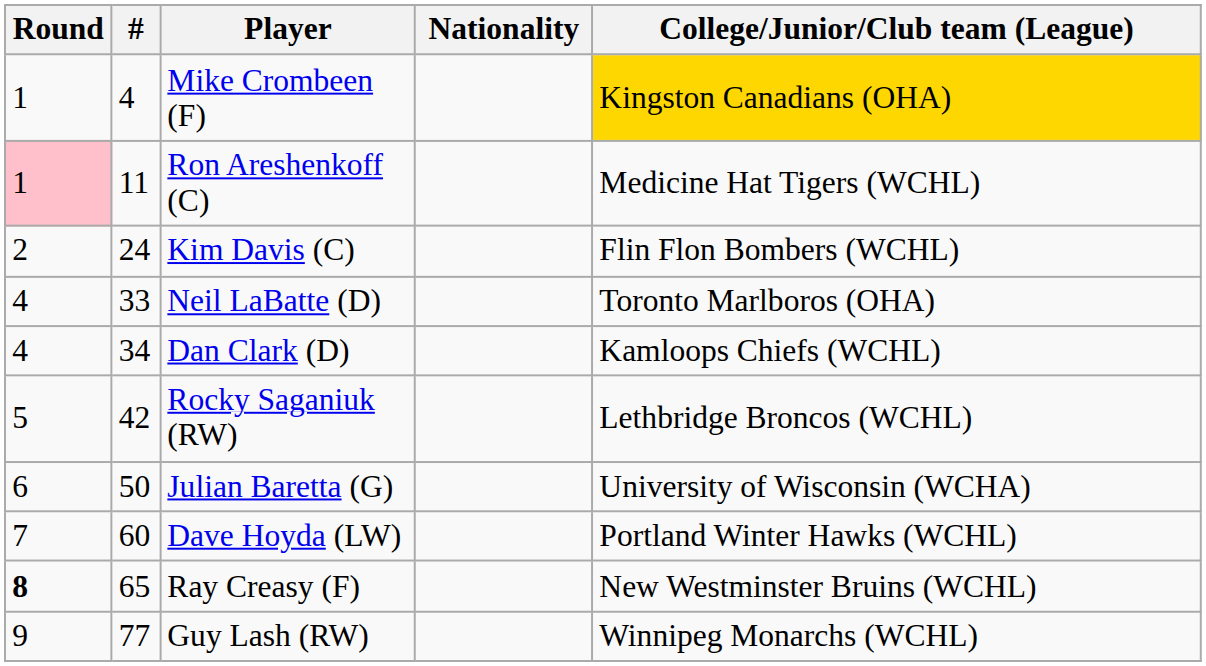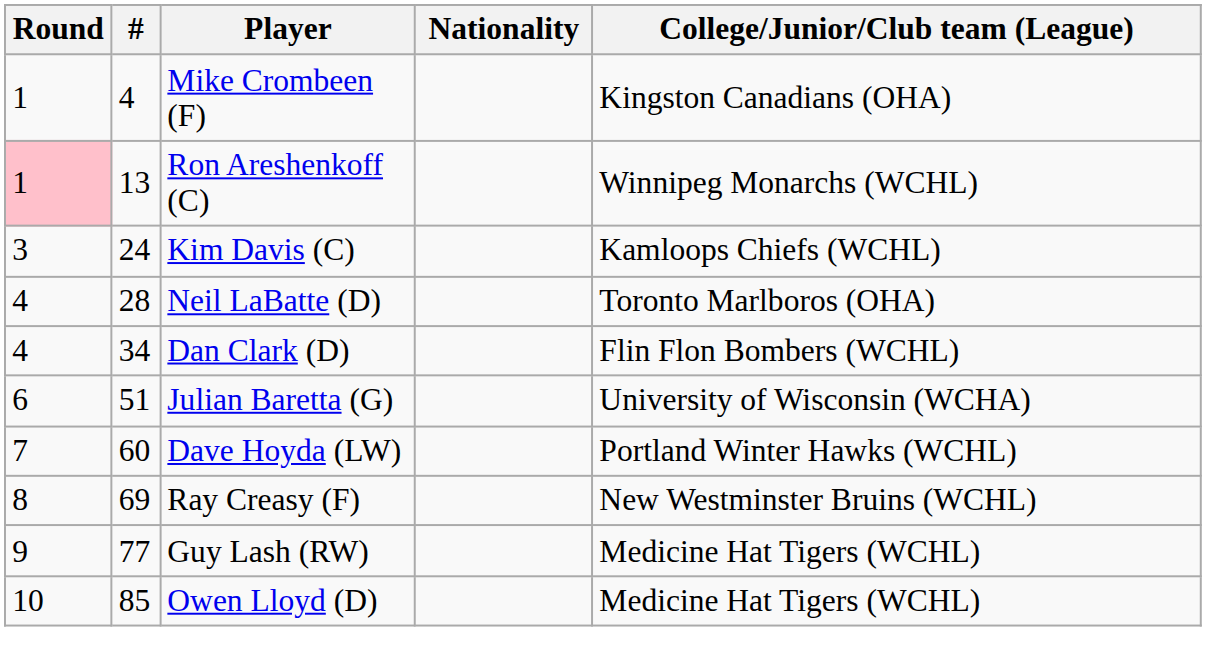(775, 97) gold background -> (775, 97) no background
(134, 182) 11 -> (134, 182) 13
(790, 182) Medicine Hat Tigers (WCHL) -> (789, 182) Winnipeg Monarchs (WCHL)
(20, 250) 2 -> (20, 250) 3
(779, 250) Flin Flon Bombers (WCHL) -> (770, 250) Kamloops Chiefs (WCHL)
(134, 300) 33 -> (134, 300) 28
(770, 350) Kamloops Chiefs (WCHL) -> (779, 350) Flin Flon Bombers (WCHL)
- row: (271, 418)
(134, 485) 50 -> (134, 400) 51
(20, 585) bold -> (20, 500) normal
(134, 585) 65 -> (134, 500) 69
(789, 635) Winnipeg Monarchs (WCHL) -> (790, 550) Medicine Hat Tigers (WCHL)
+ row: (272, 600)
